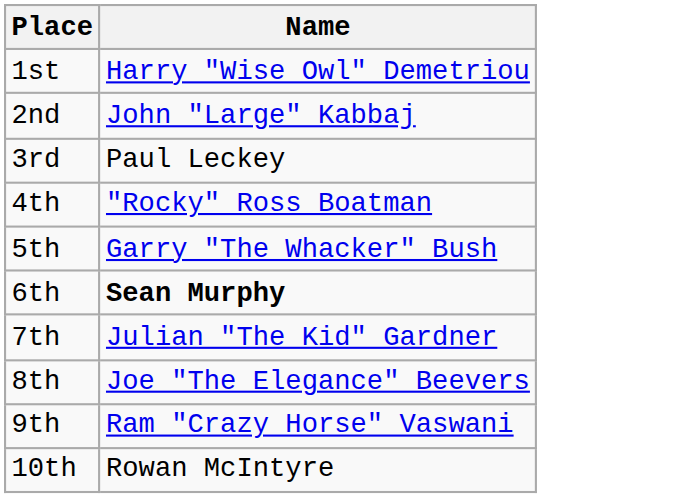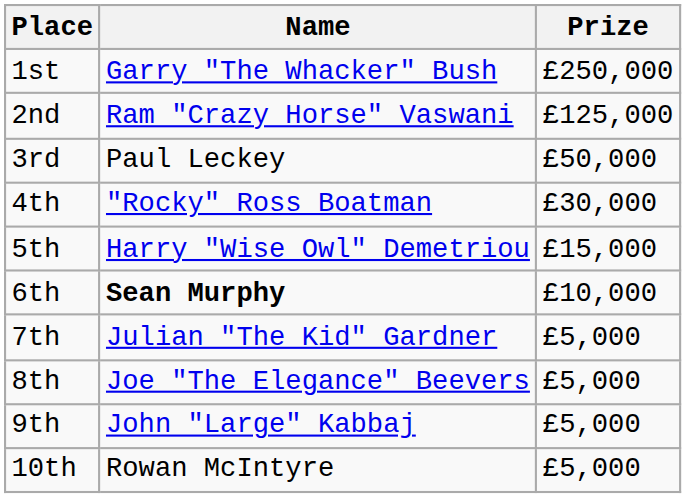+ column: (608, 27)
(318, 71) Harry "Wise Owl" Demetriou -> (302, 71) Garry "The Whacker" Bush
(261, 116) John "Large" Kabbaj -> (310, 116) Ram "Crazy Horse" Vaswani
(302, 249) Garry "The Whacker" Bush -> (318, 249) Harry "Wise Owl" Demetriou
(310, 426) Ram "Crazy Horse" Vaswani -> (261, 426) John "Large" Kabbaj
